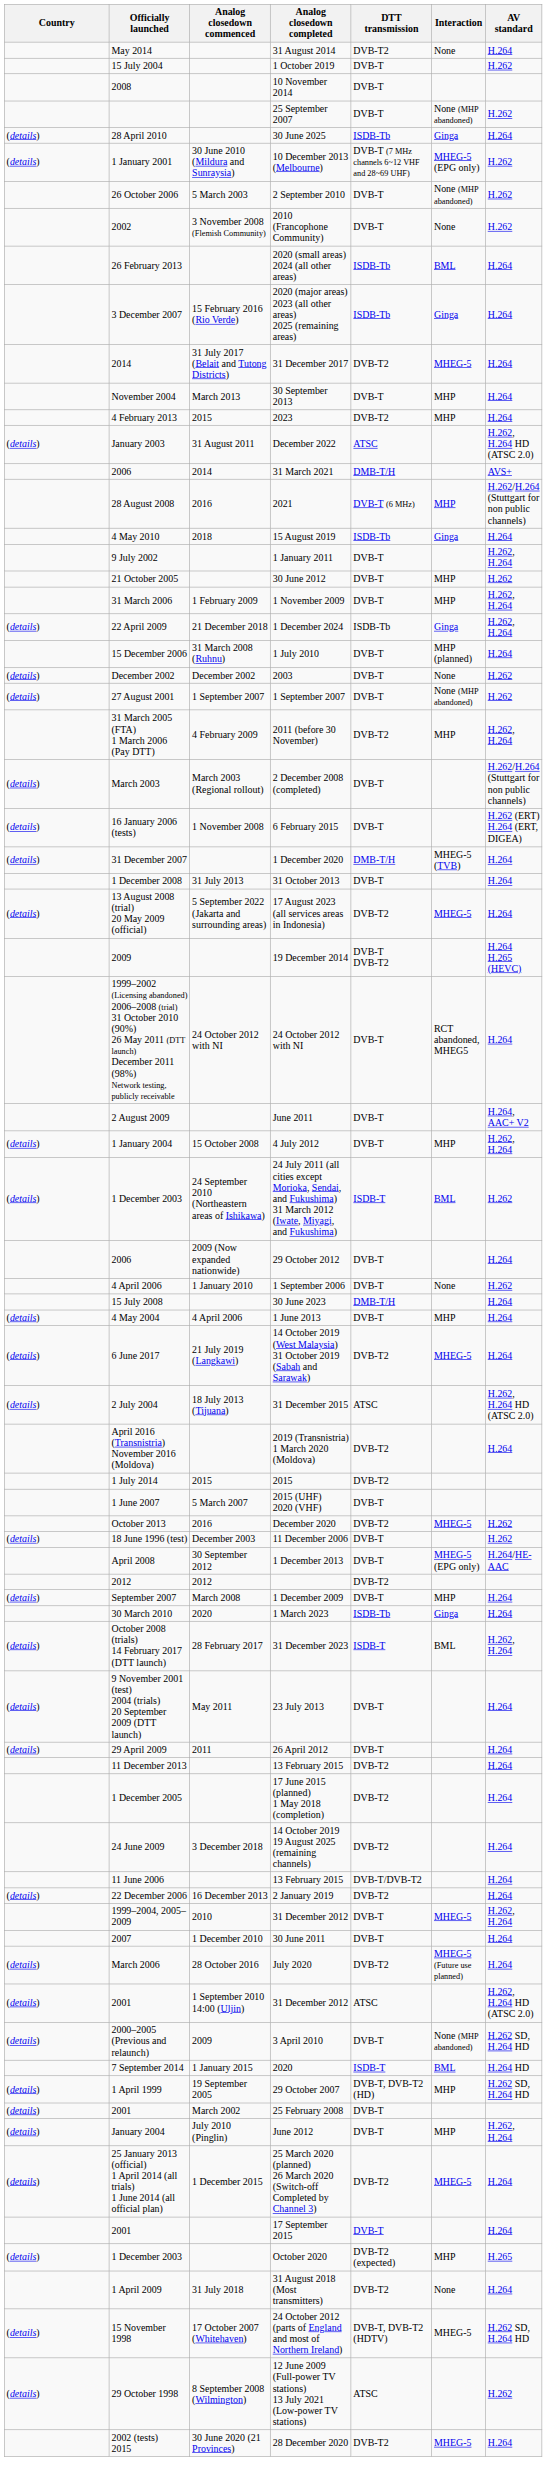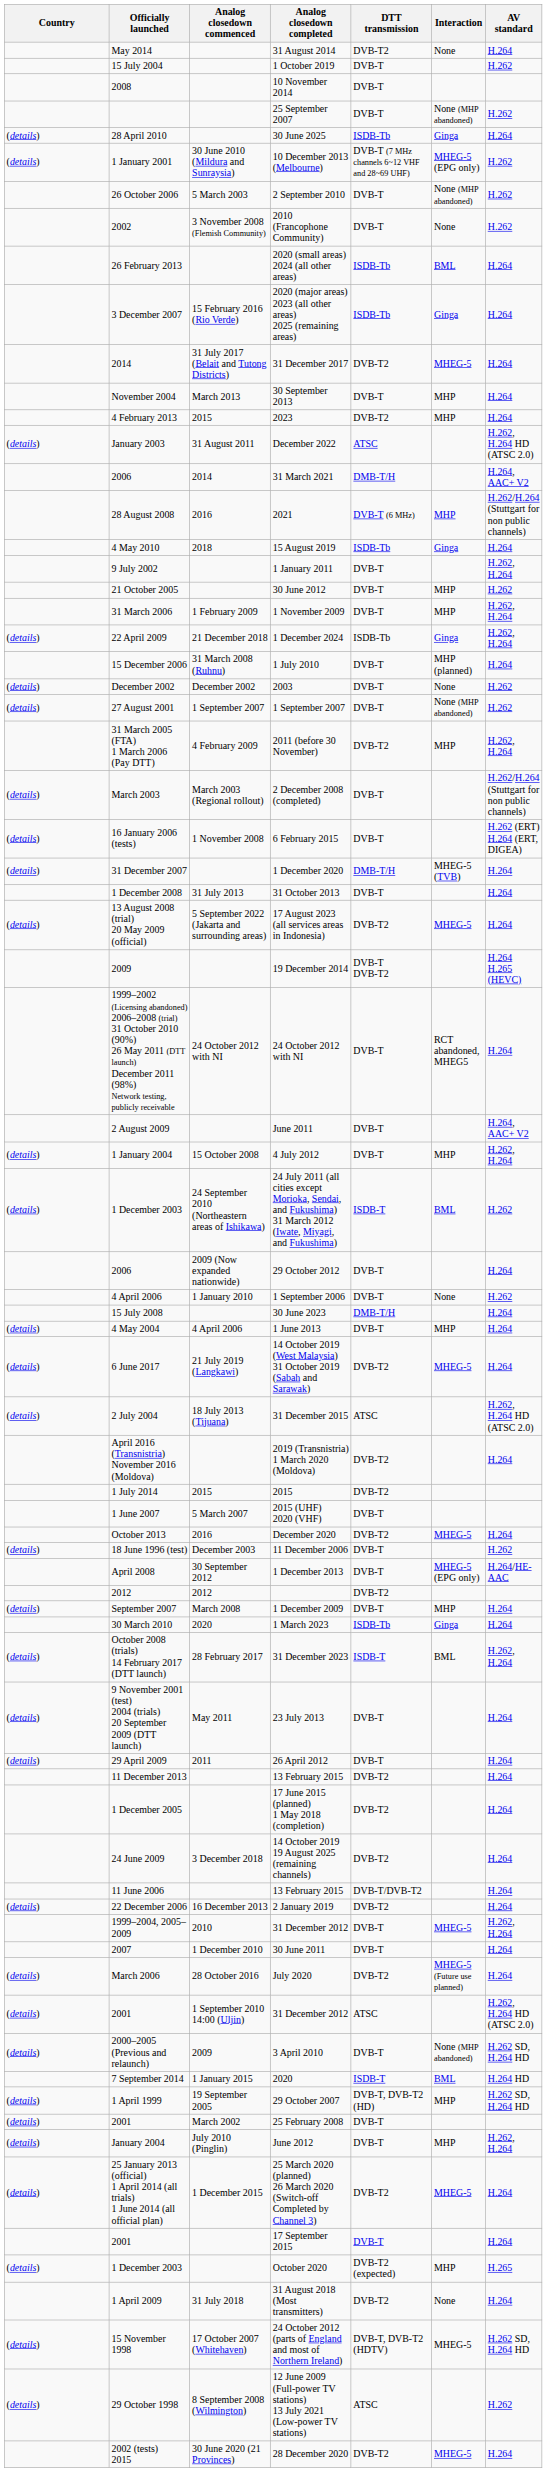(500, 471) AVS+ -> (508, 477) H.264, AAC+ V2
(500, 1523) H.262 -> (500, 1535) H.264
